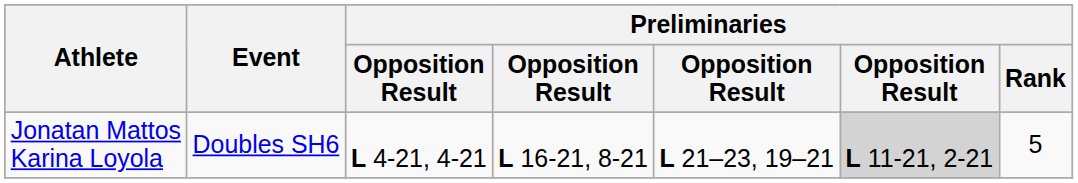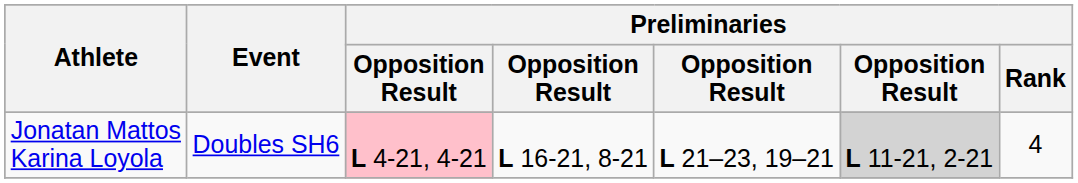(419, 159) no background -> (419, 159) pink background
(1035, 145) 5 -> (1035, 145) 4
